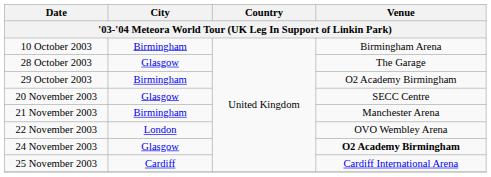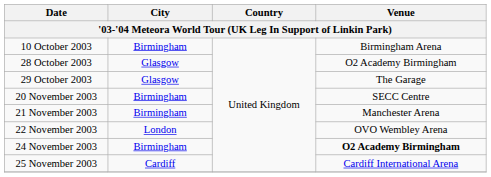(401, 63) The Garage -> (401, 63) O2 Academy Birmingham
(160, 79) Birmingham -> (160, 79) Glasgow
(401, 79) O2 Academy Birmingham -> (401, 79) The Garage
(160, 96) Glasgow -> (160, 96) Birmingham
(160, 146) Glasgow -> (160, 146) Birmingham
